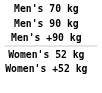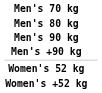+ row: (46, 23)
